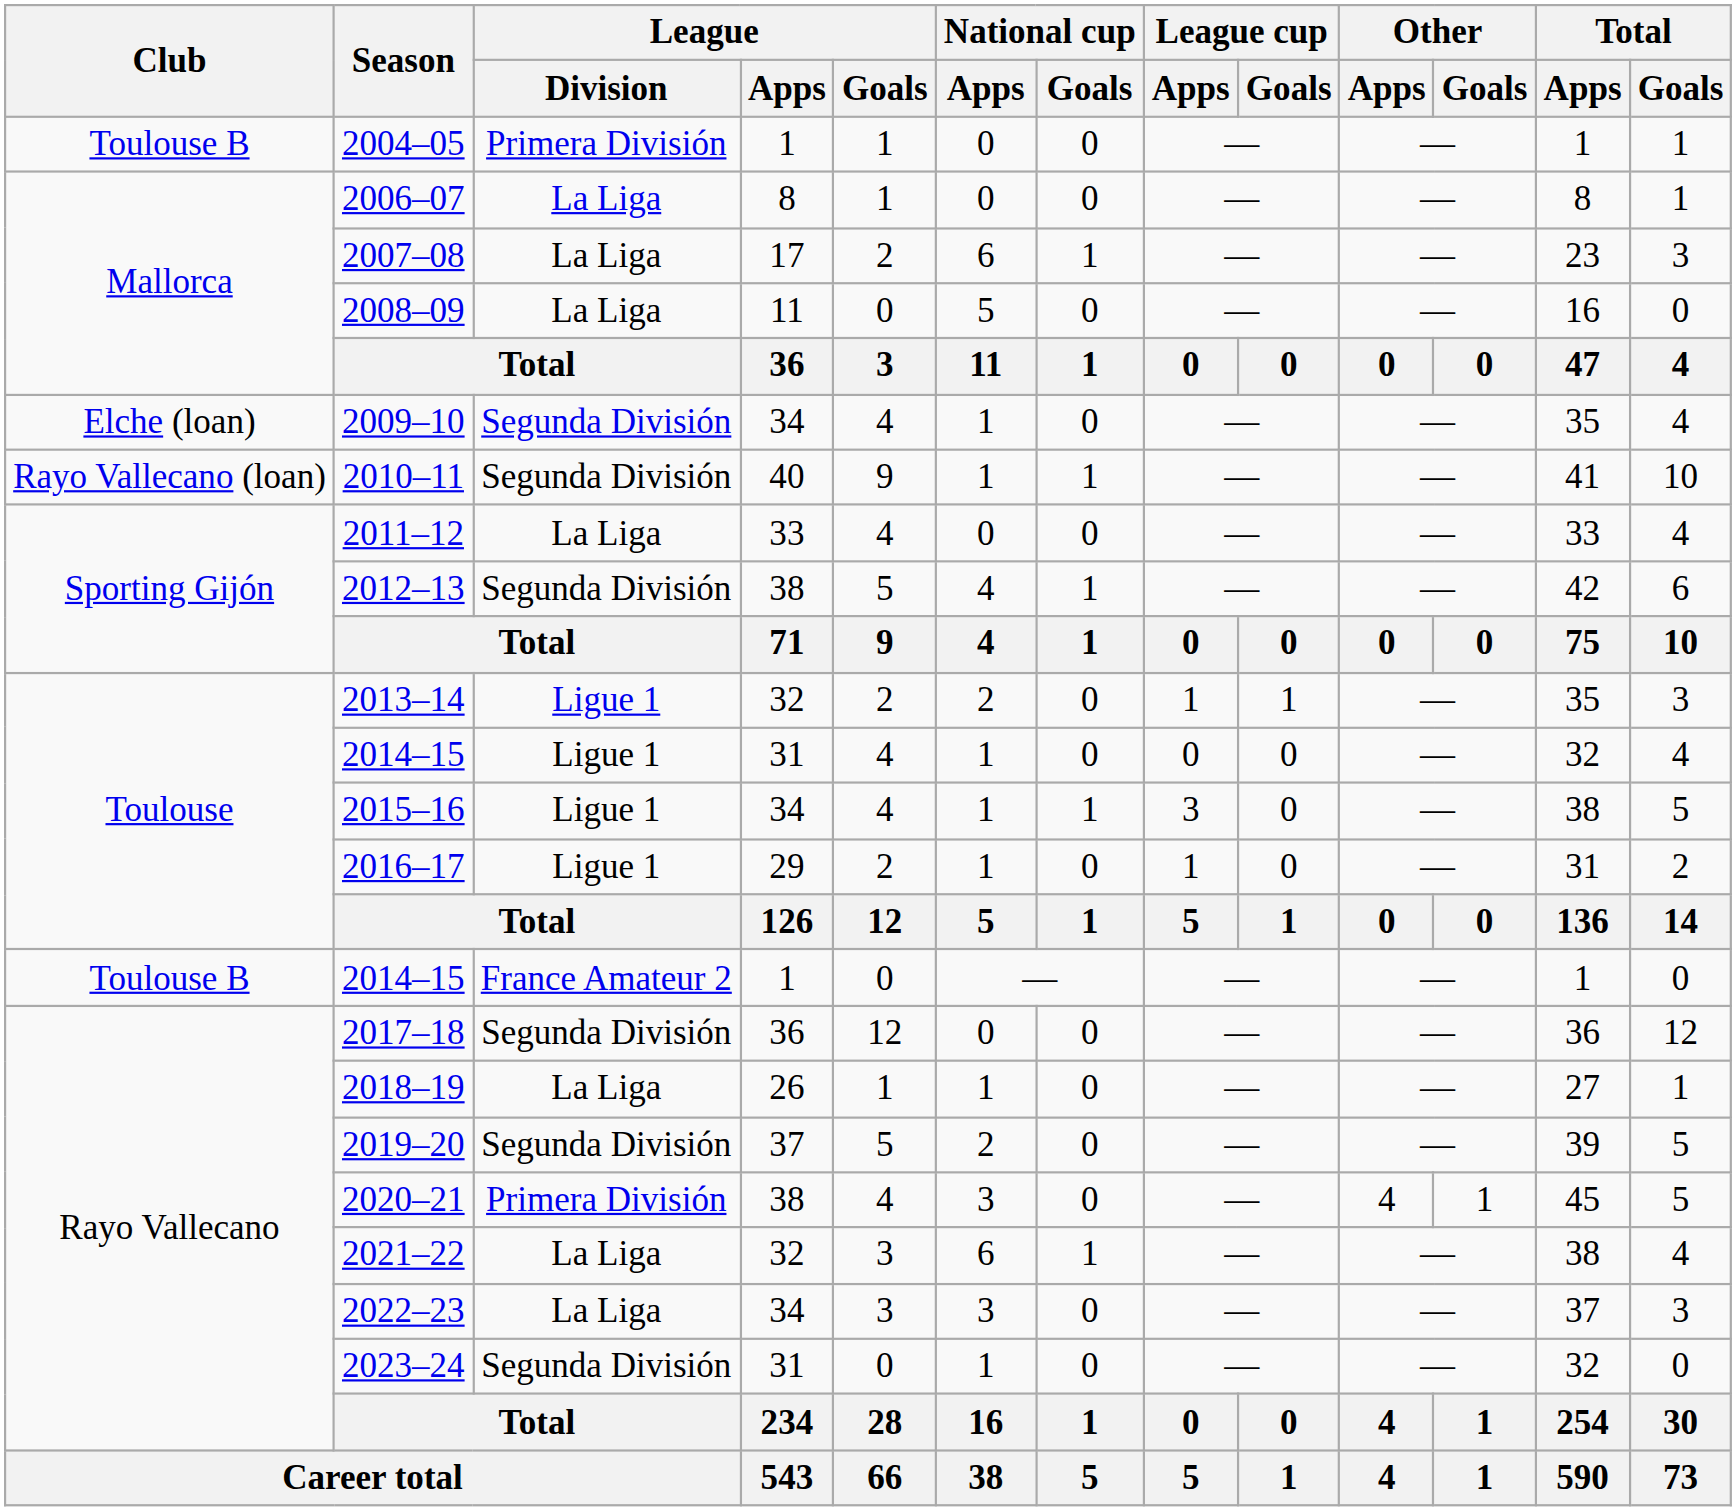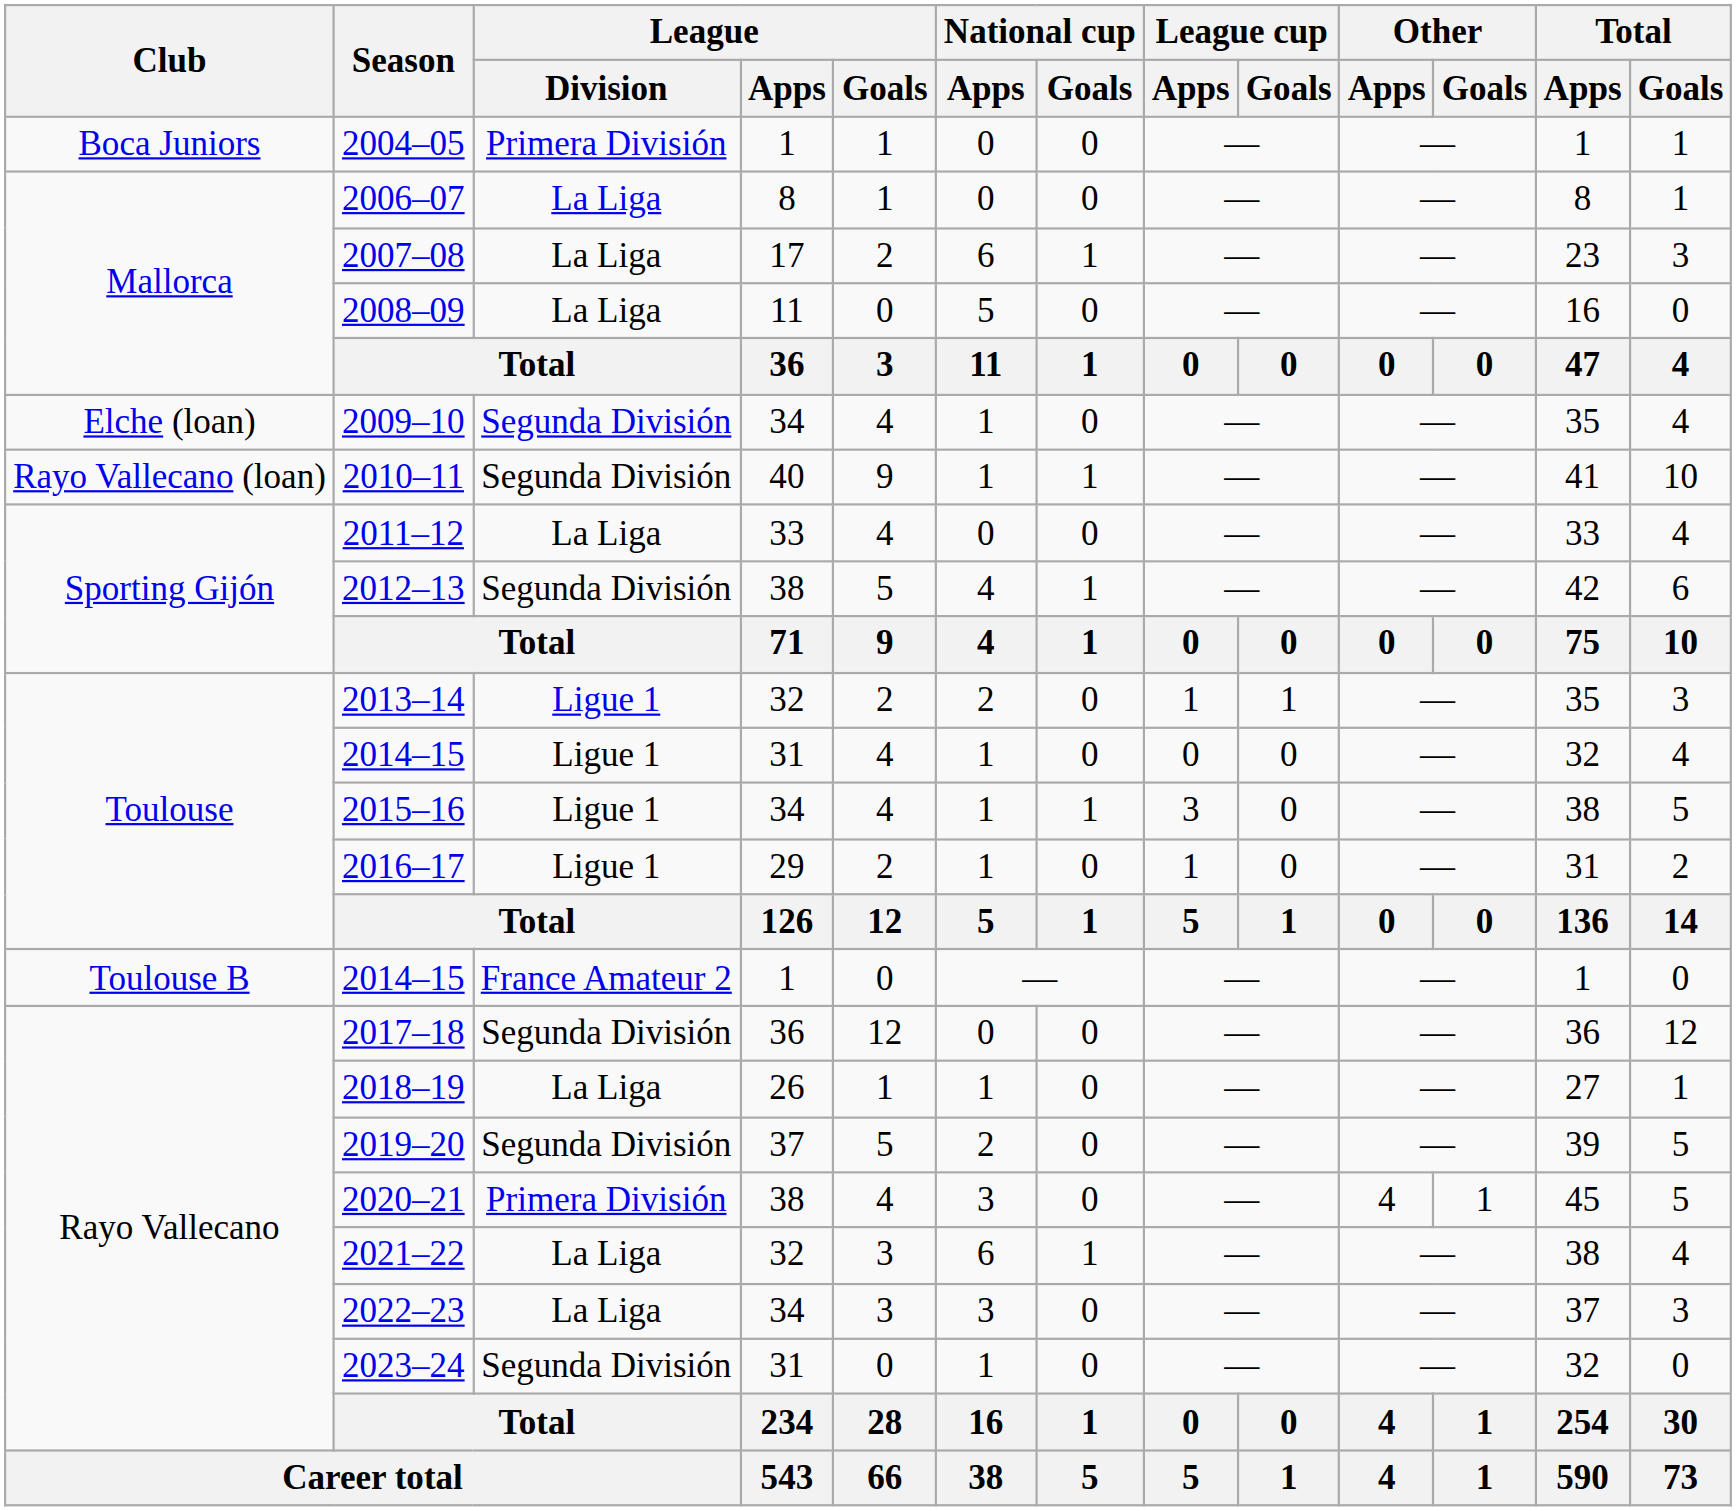(169, 143) Toulouse B -> (169, 143) Boca Juniors
